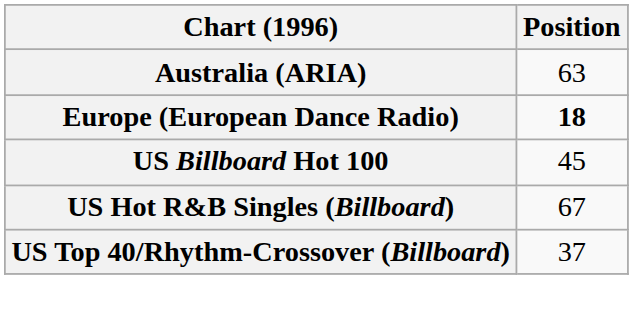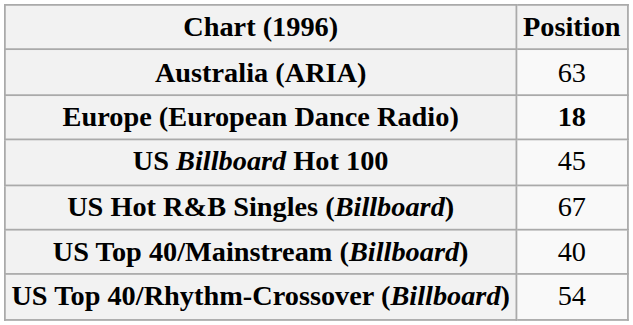+ row: (261, 251)
(572, 251) 37 -> (572, 296) 54
